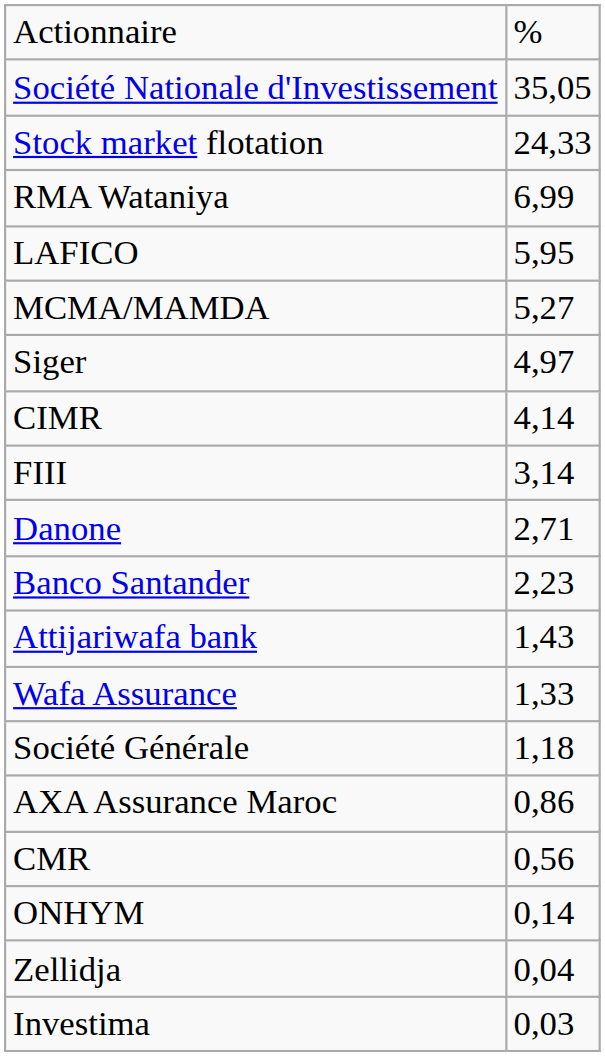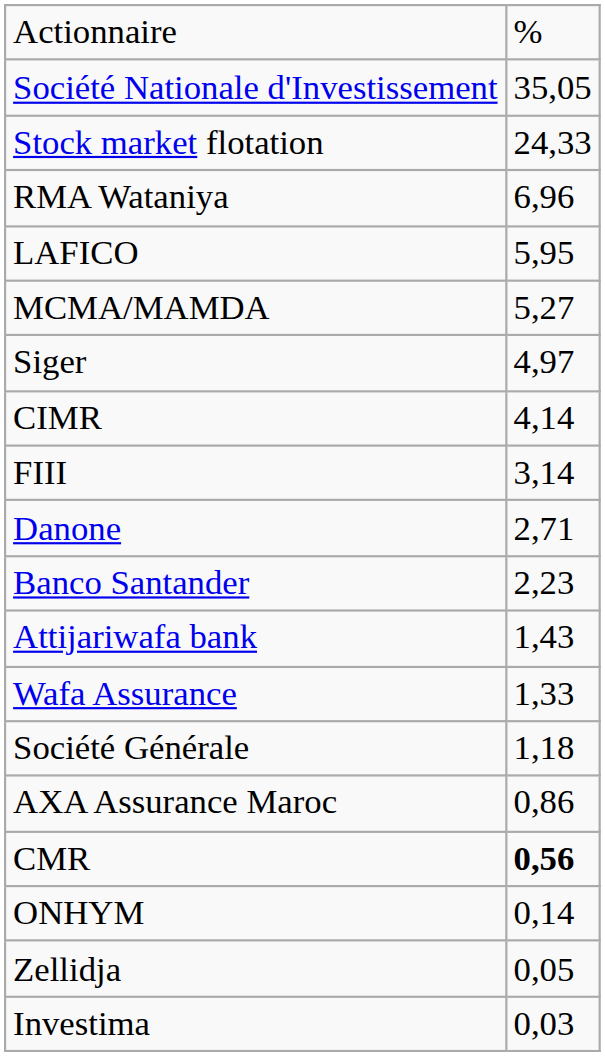(544, 197) 6,99 -> (544, 197) 6,96
(544, 857) normal -> (544, 857) bold
(544, 968) 0,04 -> (544, 968) 0,05
